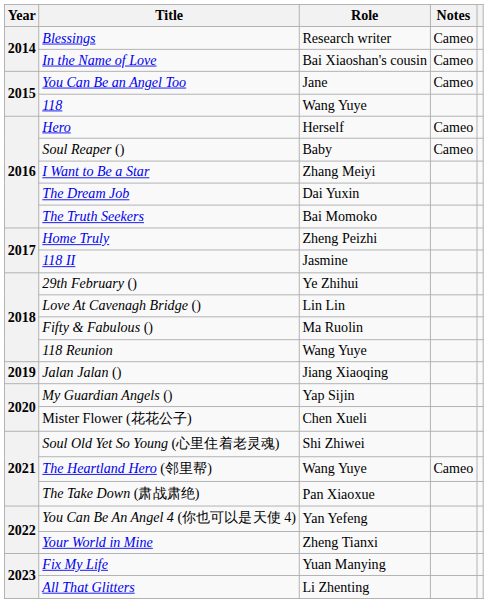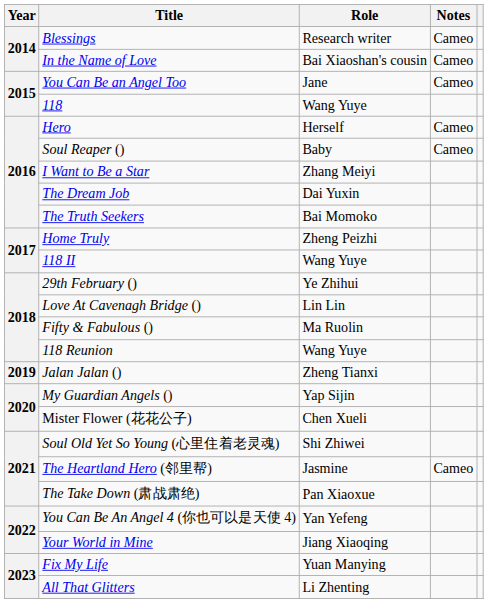(325, 261) Jasmine -> (335, 261) Wang Yuye
(345, 372) Jiang Xiaoqing -> (340, 372) Zheng Tianxi
(335, 468) Wang Yuye -> (325, 468) Jasmine
(340, 542) Zheng Tianxi -> (345, 542) Jiang Xiaoqing
